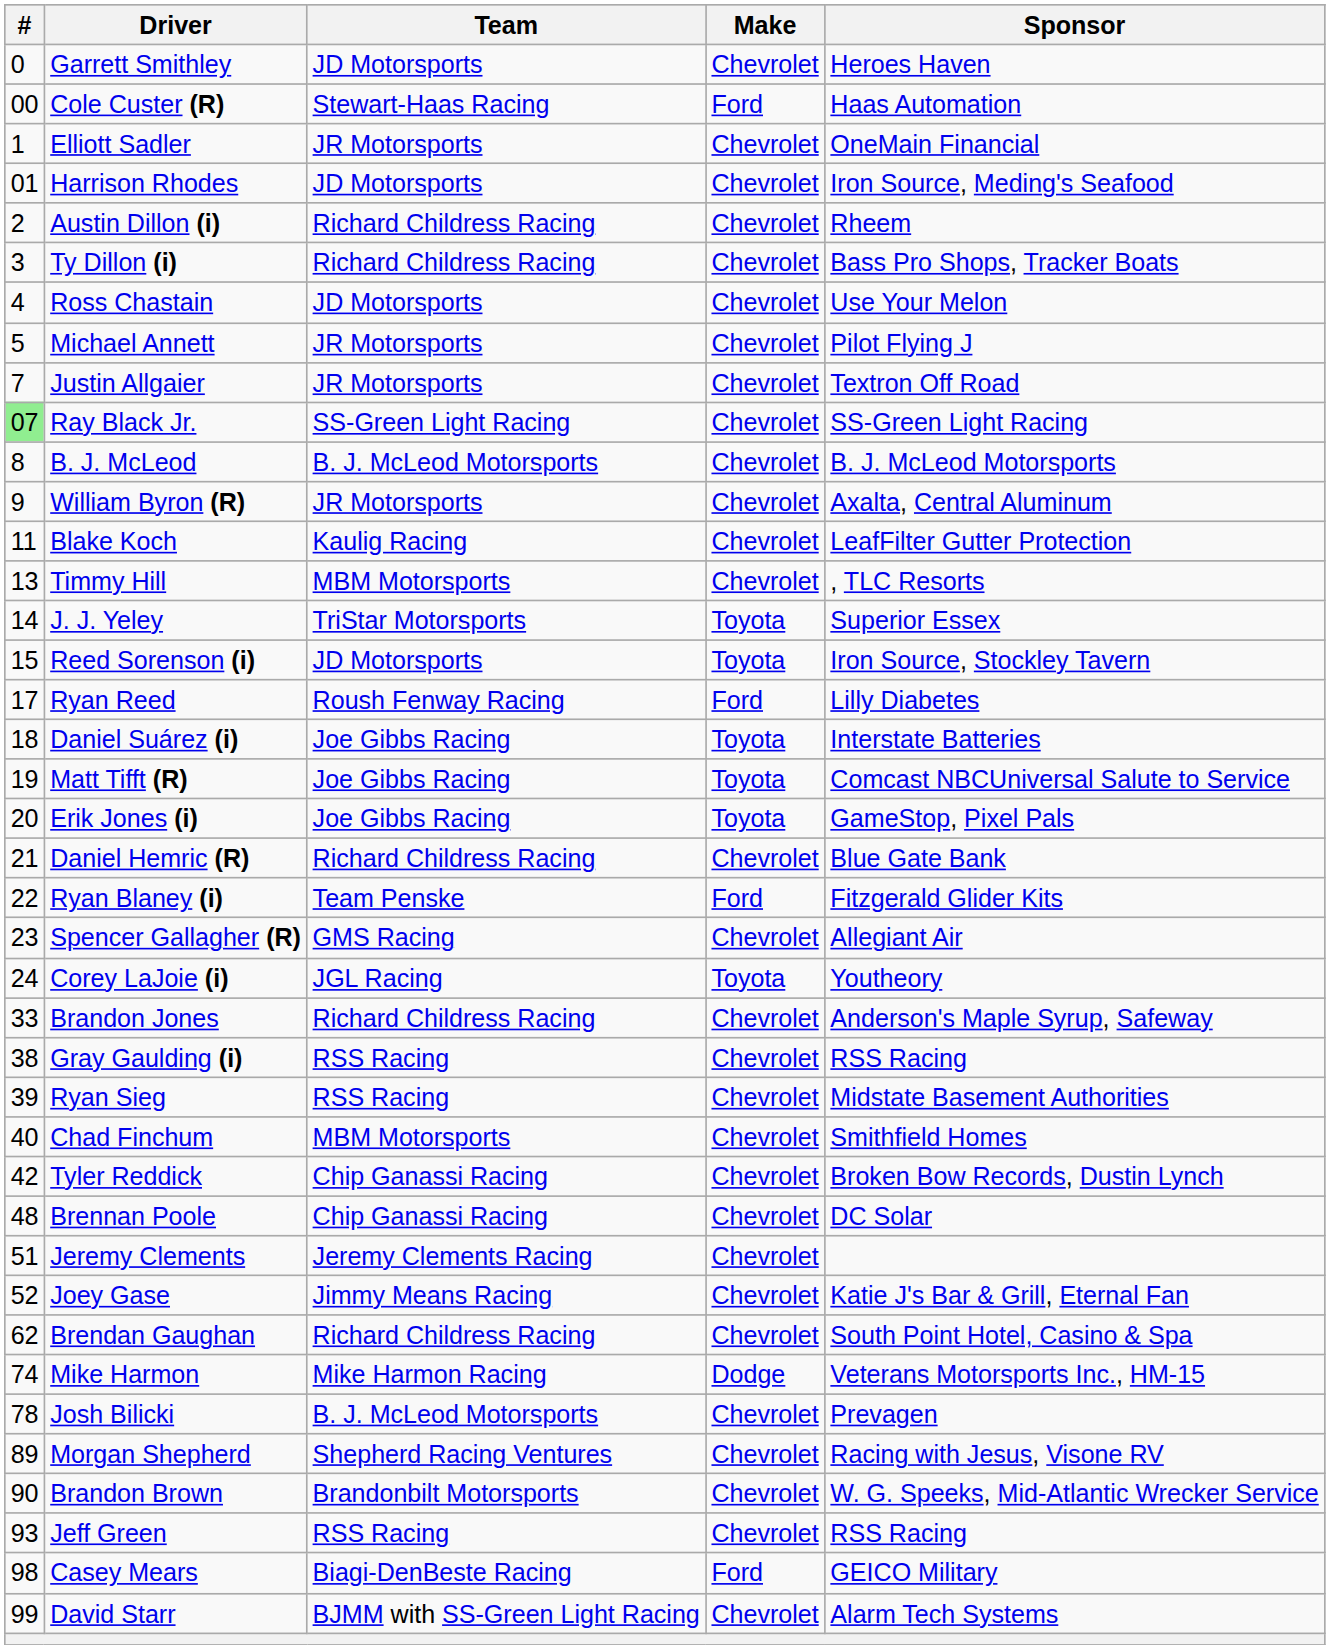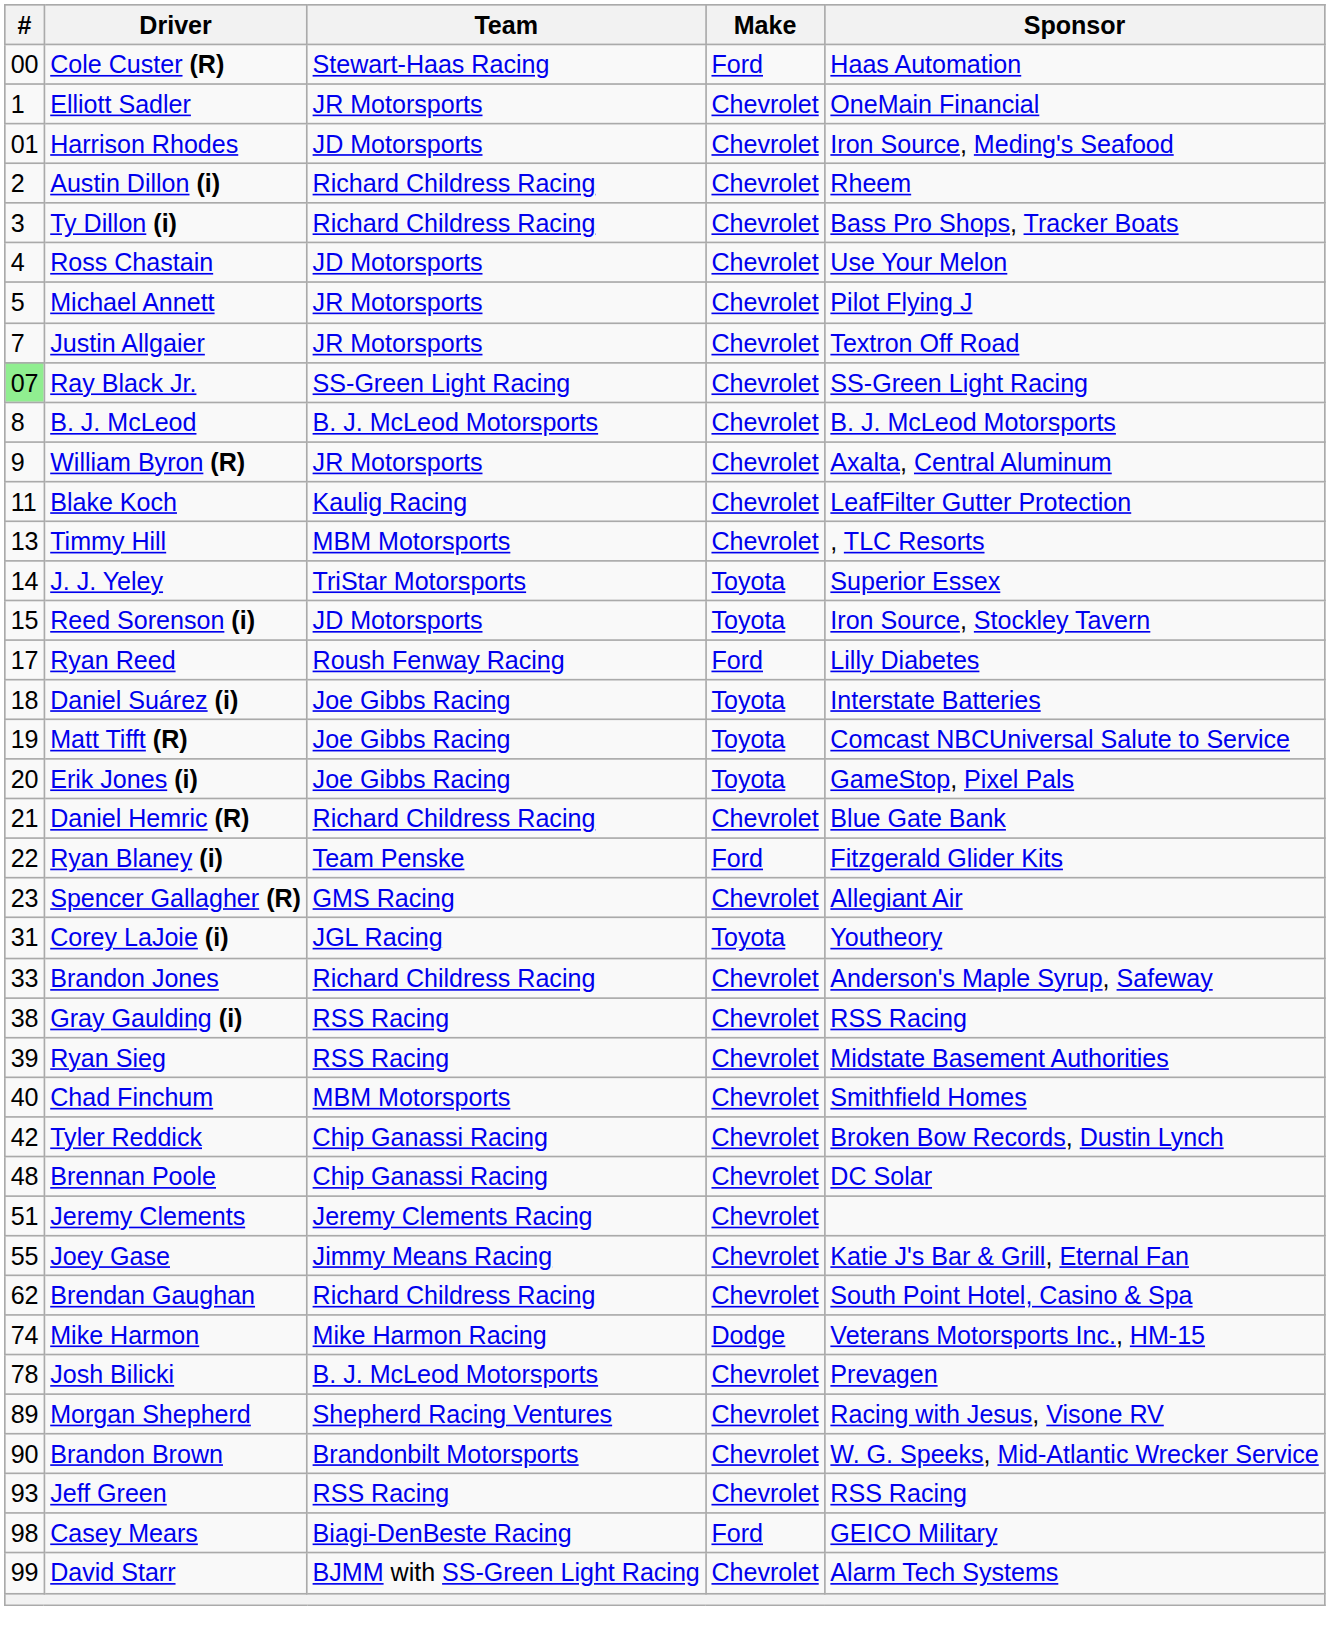- row: (141, 65)
(25, 978) 24 -> (25, 938) 31
(25, 1295) 52 -> (25, 1256) 55
